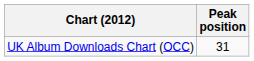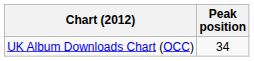(223, 46) 31 -> (223, 46) 34
